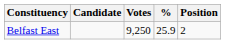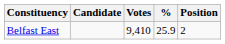(139, 30) 9,250 -> (139, 30) 9,410
